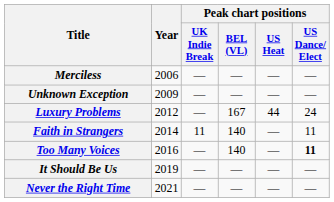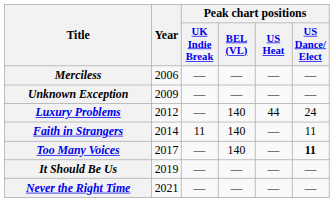(236, 112) 167 -> (236, 112) 140
(166, 150) 2016 -> (166, 150) 2017
